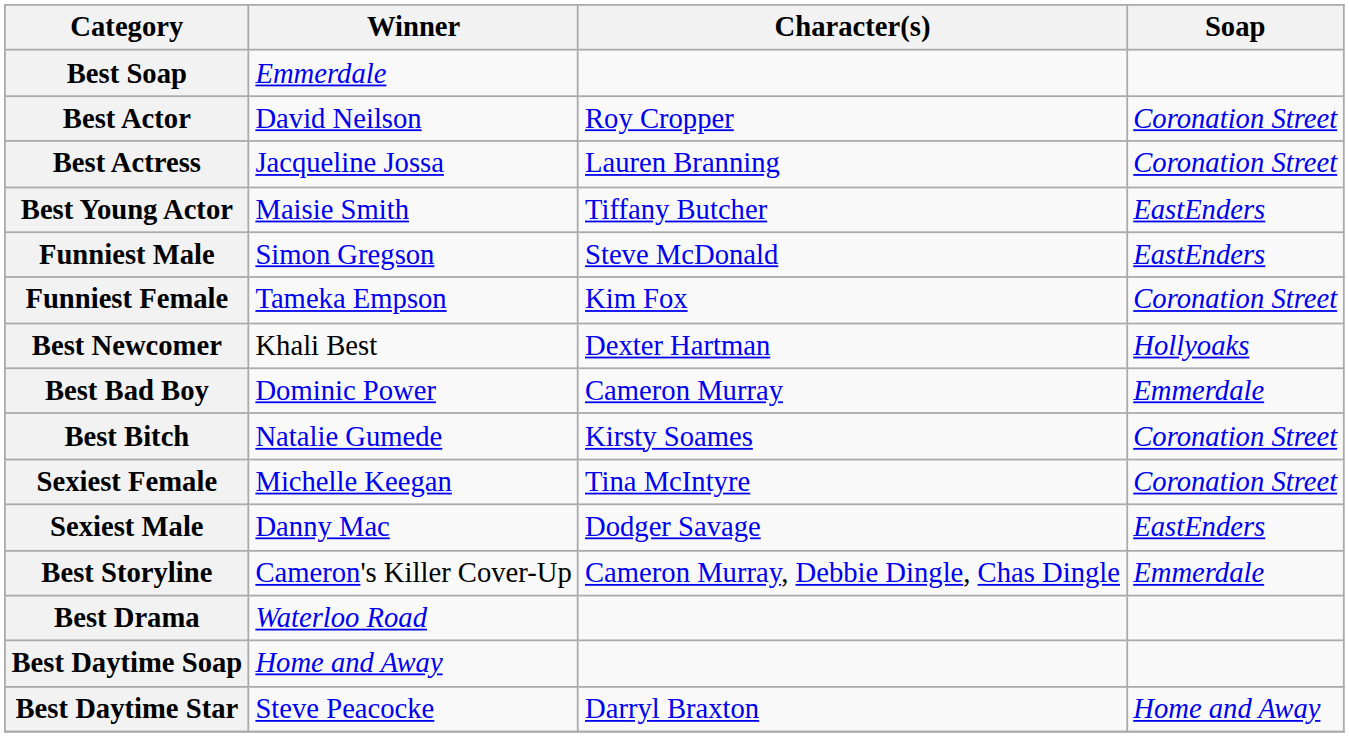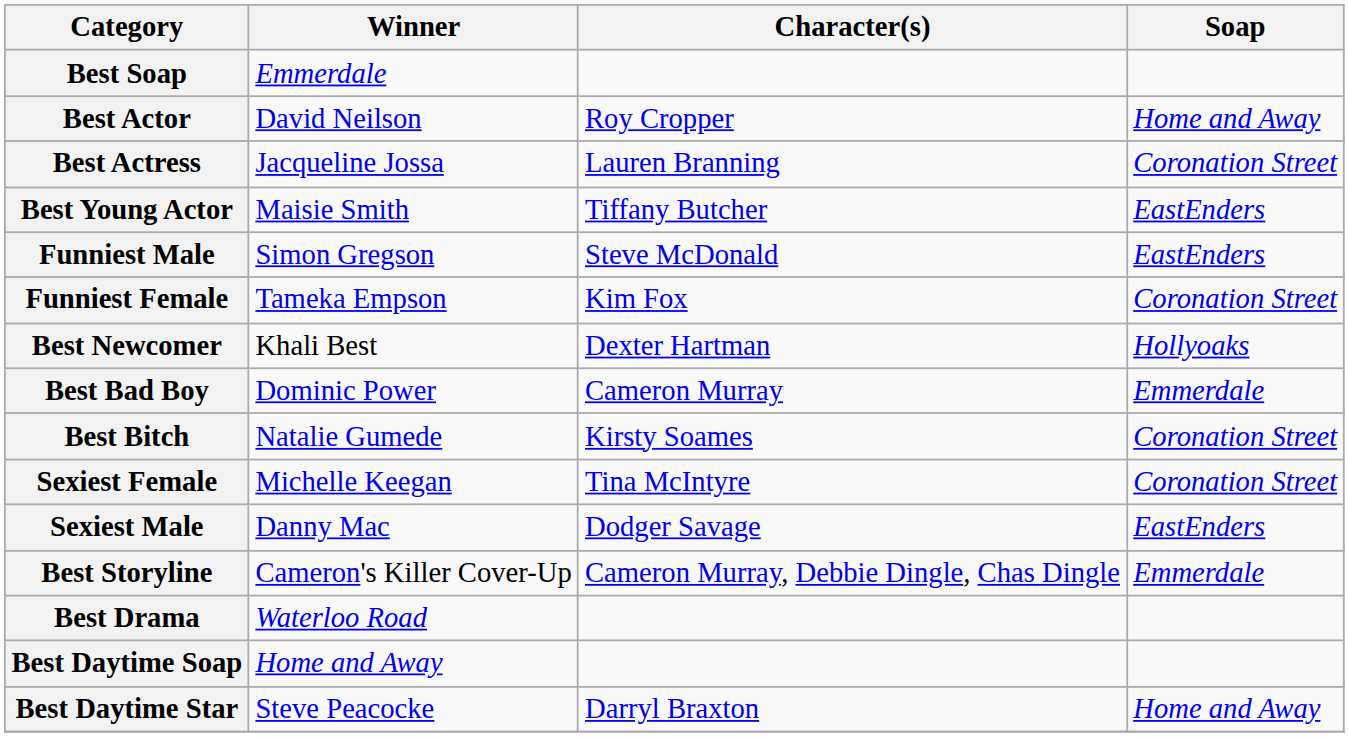(1235, 118) Coronation Street -> (1227, 118) Home and Away
